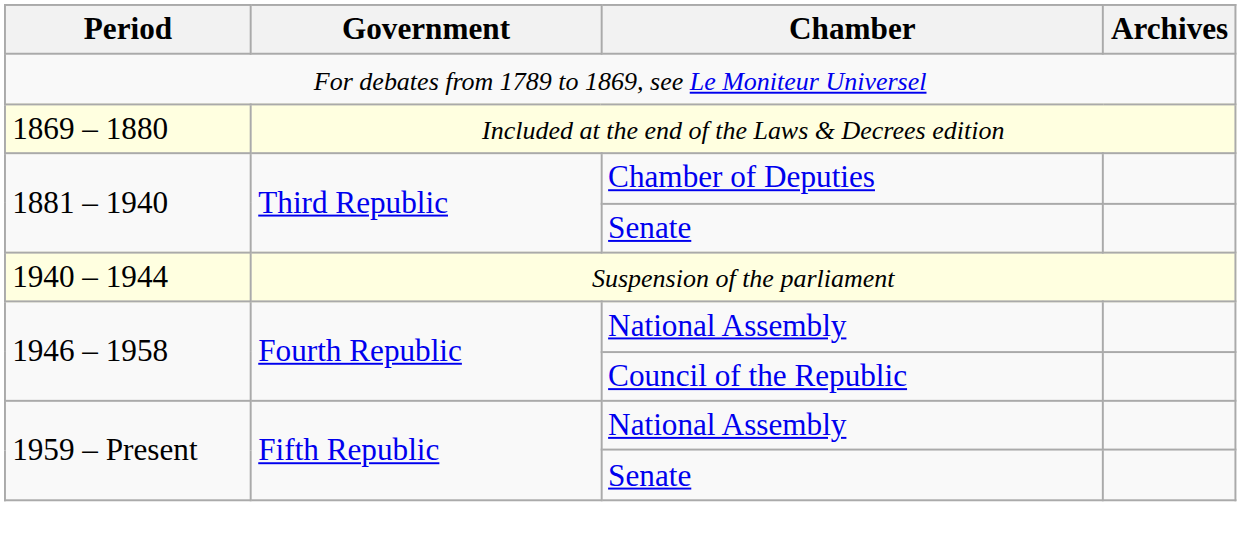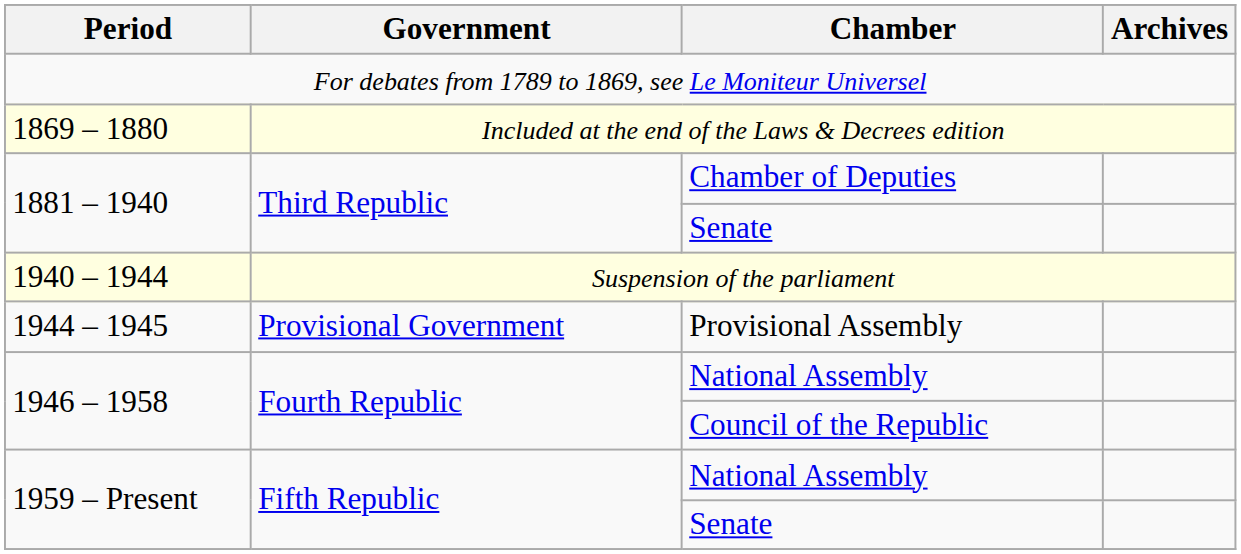+ row: (90, 326)
